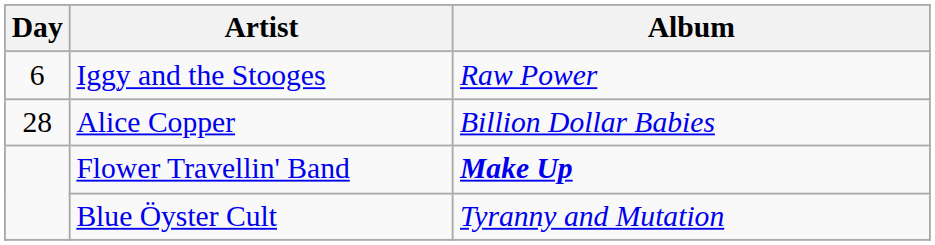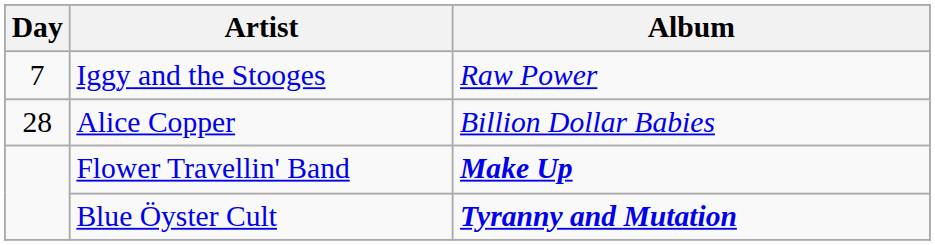(37, 74) 6 -> (37, 74) 7
(592, 215) normal -> (598, 215) bold
